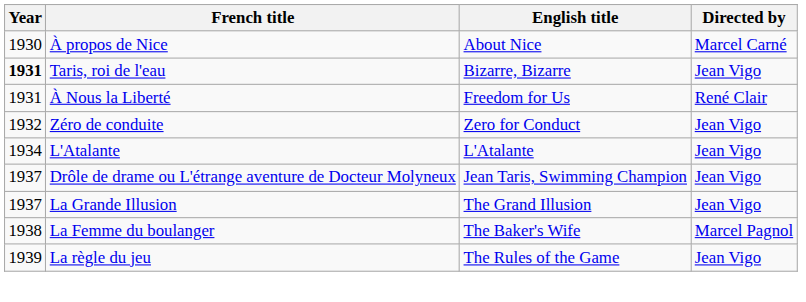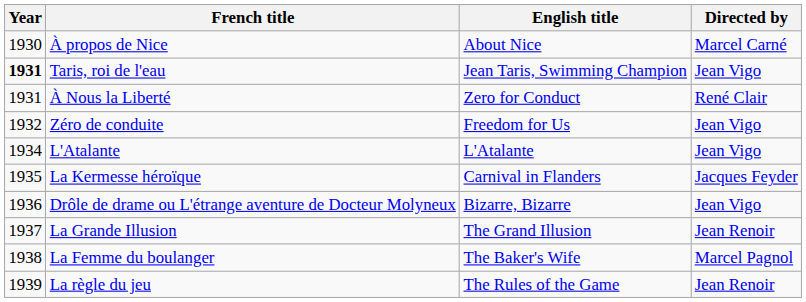(517, 71) Bizarre, Bizarre -> (575, 71) Jean Taris, Swimming Champion
(517, 97) Freedom for Us -> (522, 97) Zero for Conduct
(522, 124) Zero for Conduct -> (517, 124) Freedom for Us
+ row: (125, 177)
(25, 177) 1937 -> (25, 204) 1936
(575, 177) Jean Taris, Swimming Champion -> (517, 204) Bizarre, Bizarre
(728, 204) Jean Vigo -> (735, 230) Jean Renoir
(728, 257) Jean Vigo -> (735, 284) Jean Renoir
